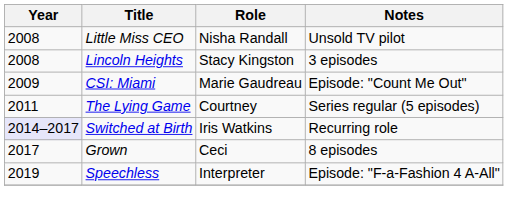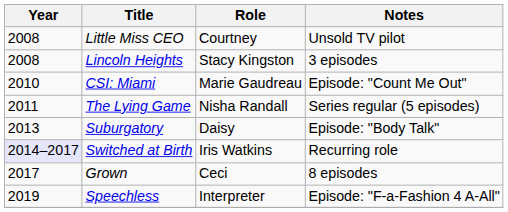(243, 38) Nisha Randall -> (228, 38) Courtney
(24, 83) 2009 -> (24, 83) 2010
(228, 106) Courtney -> (243, 106) Nisha Randall
+ row: (124, 128)
